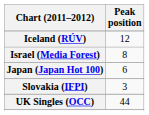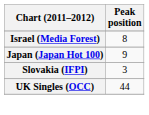- row: (55, 39)
(125, 70) 6 -> (125, 54) 9
